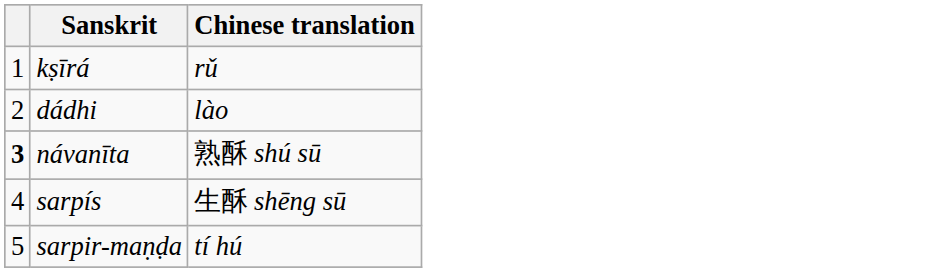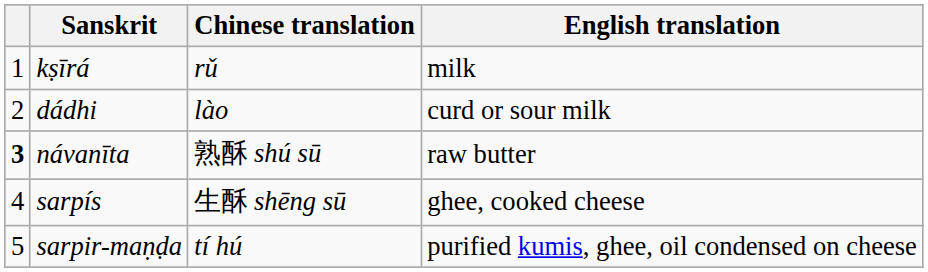+ column: (672, 25)
